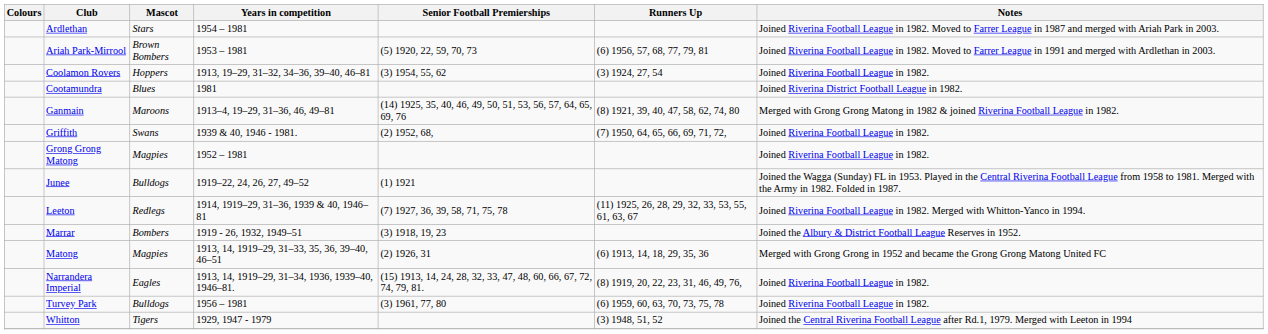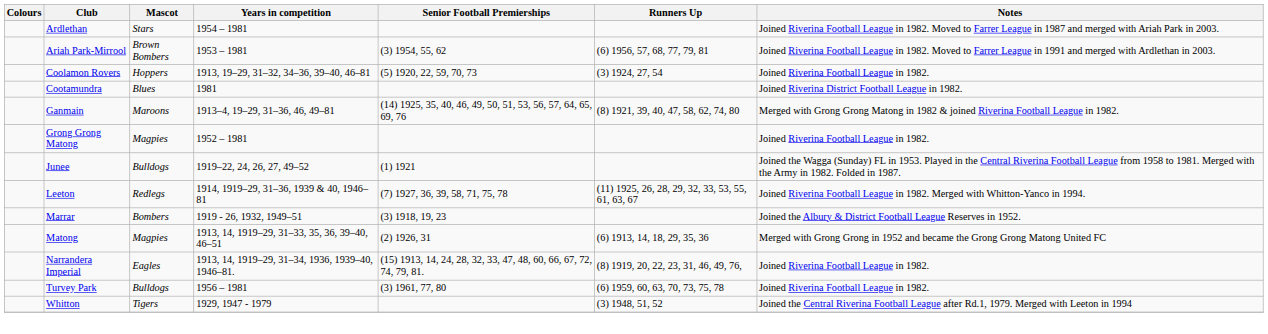(429, 50) (5) 1920, 22, 59, 70, 73 -> (413, 50) (3) 1954, 55, 62
(413, 72) (3) 1954, 55, 62 -> (429, 72) (5) 1920, 22, 59, 70, 73
- row: (62, 133)
